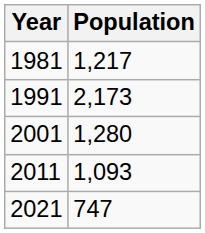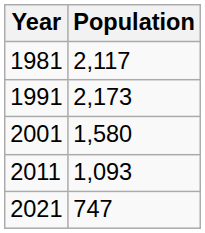(103, 60) 1,217 -> (102, 60) 2,117
(103, 135) 1,280 -> (103, 135) 1,580
